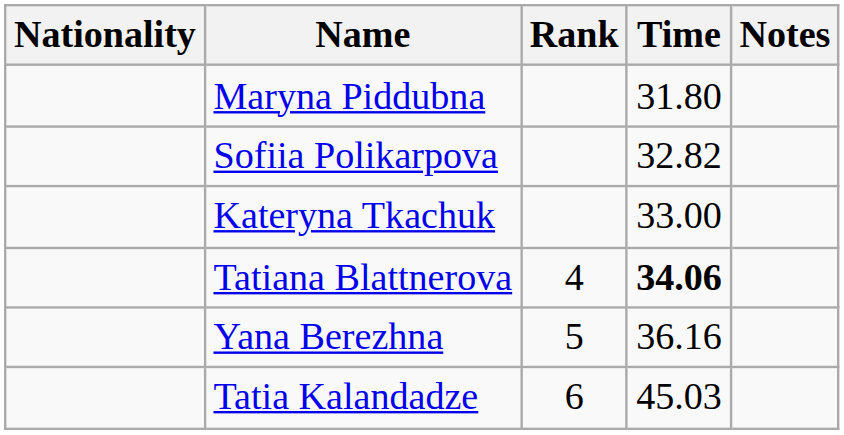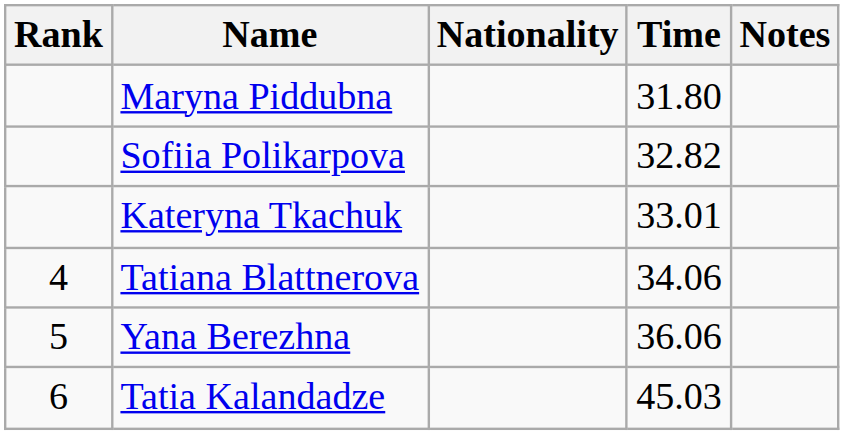columns swapped: (574, 34) <-> (105, 34)
(679, 215) 33.00 -> (679, 215) 33.01
(679, 276) bold -> (679, 276) normal
(679, 336) 36.16 -> (679, 336) 36.06
